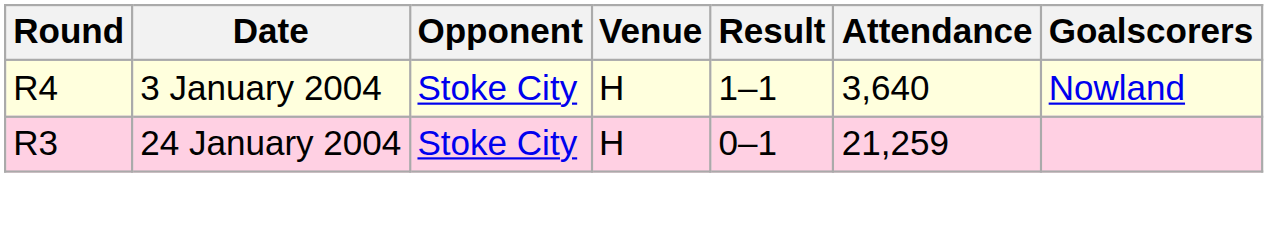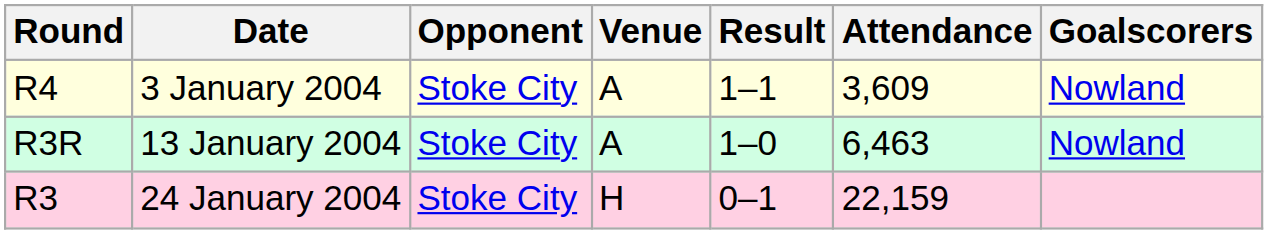(612, 87) H -> (611, 87) A
(886, 87) 3,640 -> (886, 87) 3,609
+ row: (271, 143)
(895, 143) 21,259 -> (895, 198) 22,159
